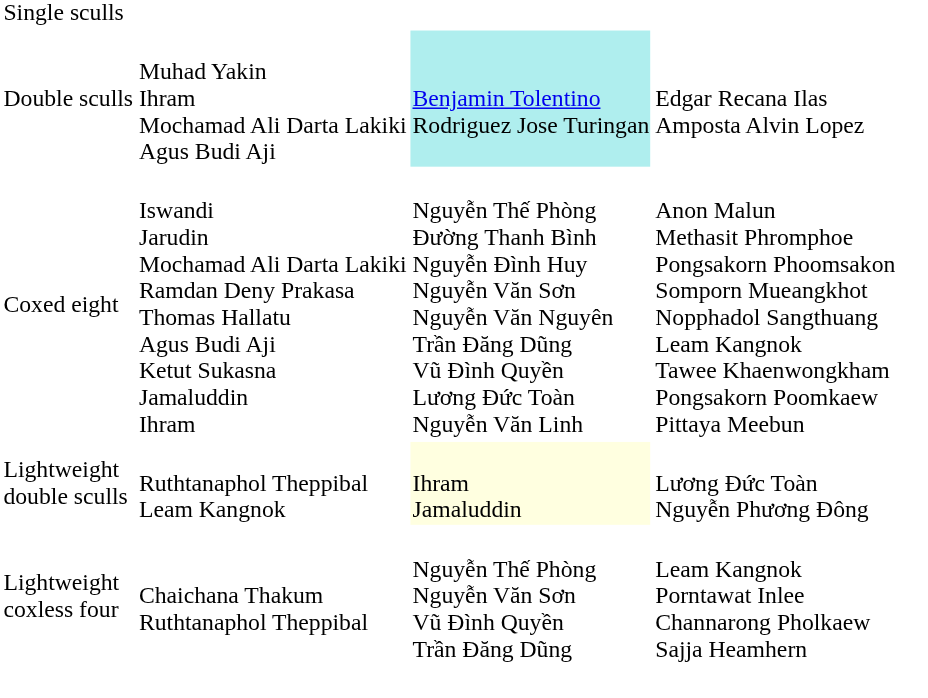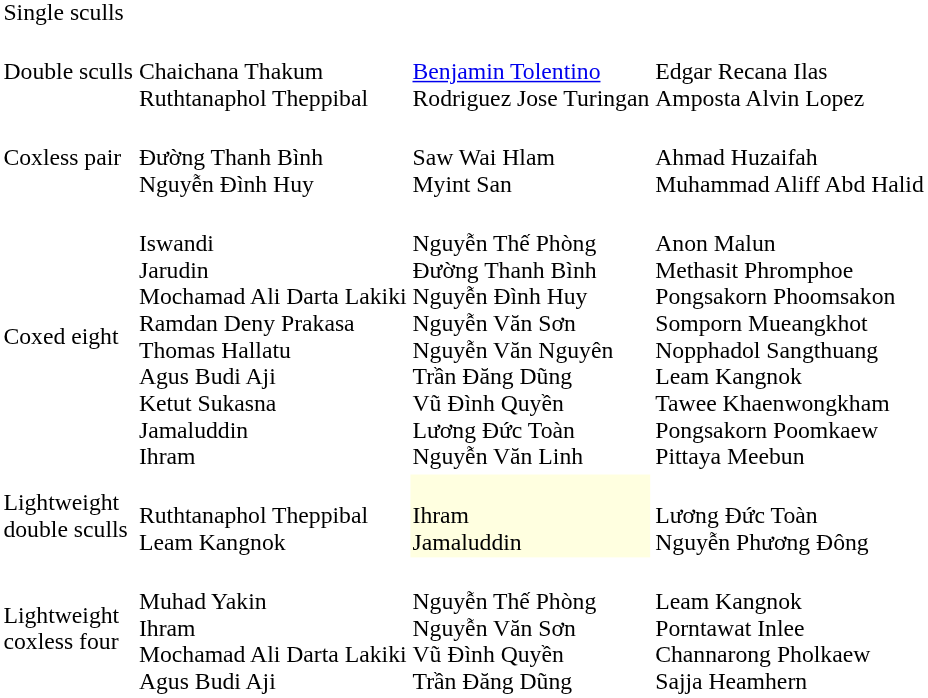(273, 111) Muhad Yakin Ihram Mochamad Ali Darta Lakiki Agus Budi Aji -> (253, 85) Chaichana Thakum Ruthtanaphol Theppibal
(531, 111) paleturquoise background -> (531, 85) no background
+ row: (62, 157)
(253, 608) Chaichana Thakum Ruthtanaphol Theppibal -> (273, 641) Muhad Yakin Ihram Mochamad Ali Darta Lakiki Agus Budi Aji
